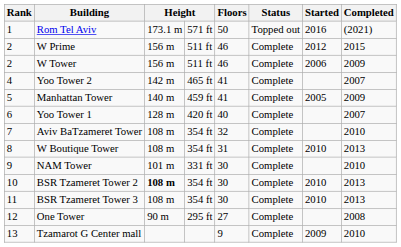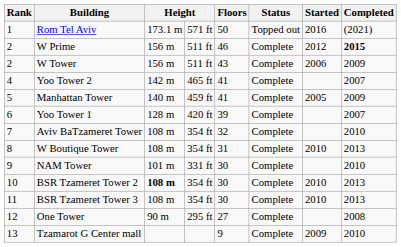(355, 47) normal -> (355, 47) bold
(223, 64) 46 -> (223, 64) 43
(223, 115) 40 -> (223, 115) 39
